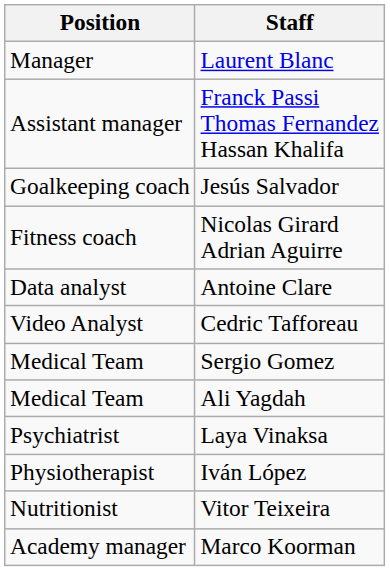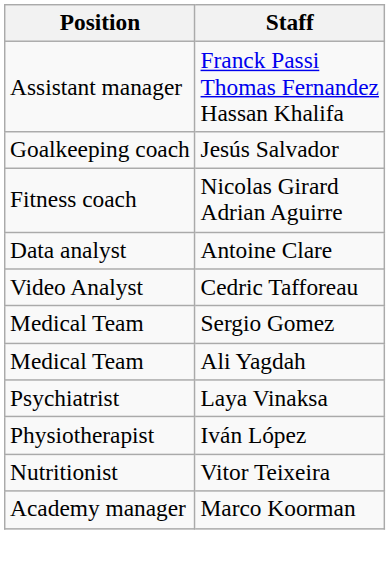- row: (267, 60)
